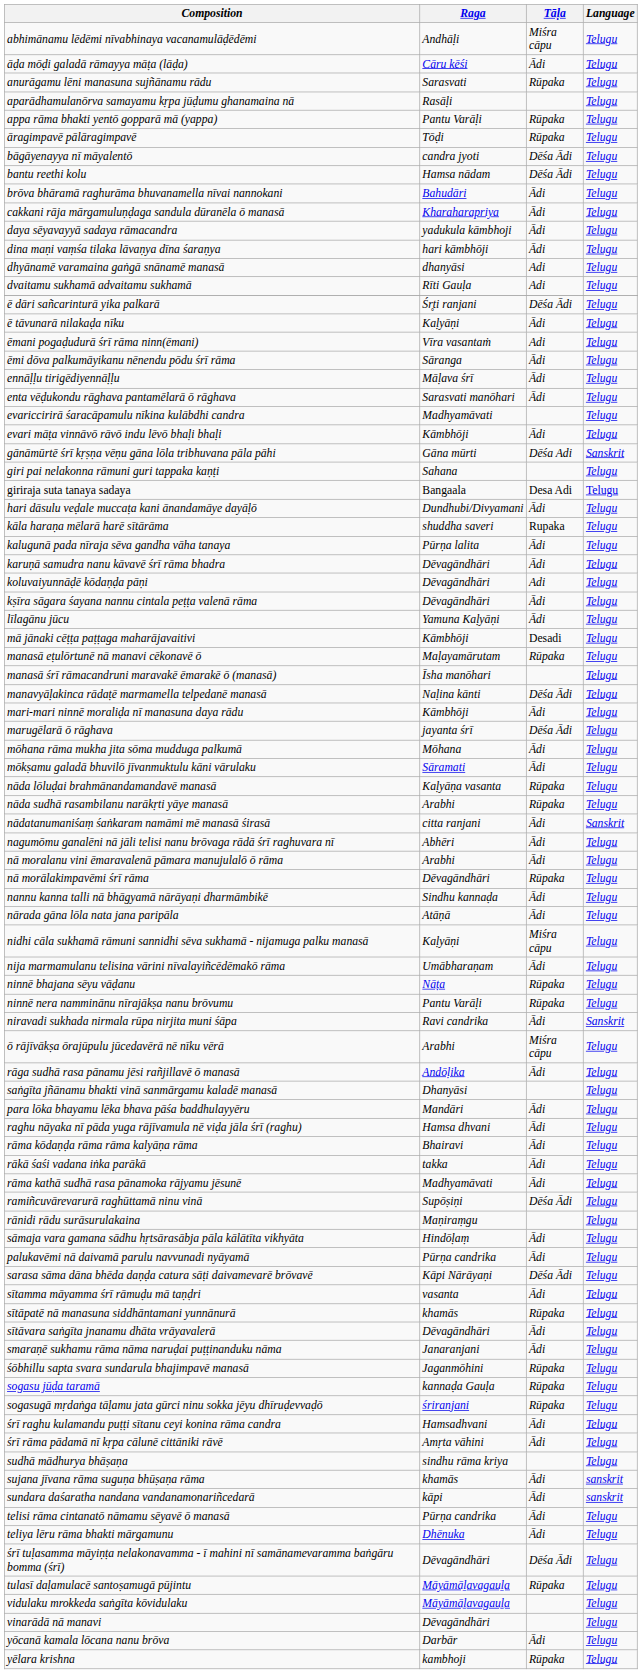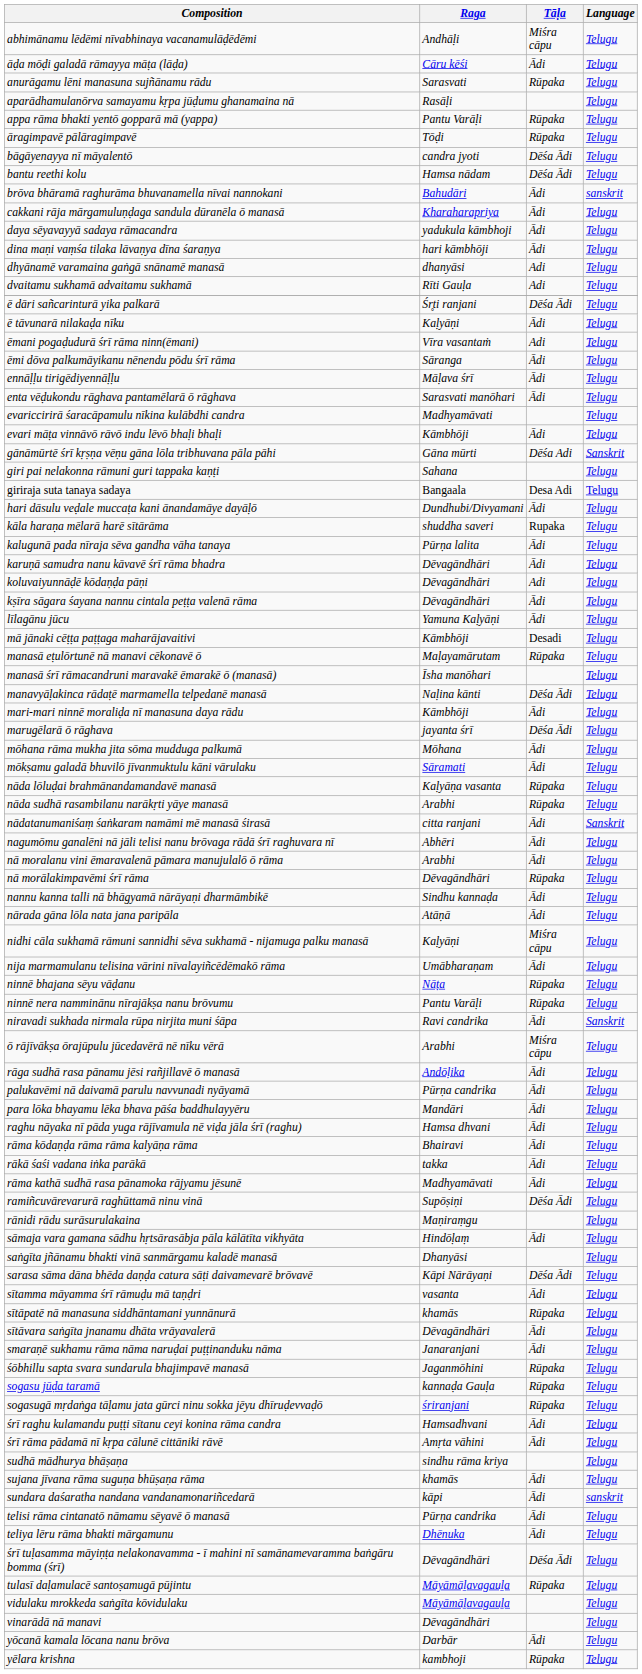(602, 193) Telugu -> (604, 193) sanskrit
rows swapped: (128, 1257) <-> (142, 1090)
(604, 1479) sanskrit -> (602, 1479) Telugu
